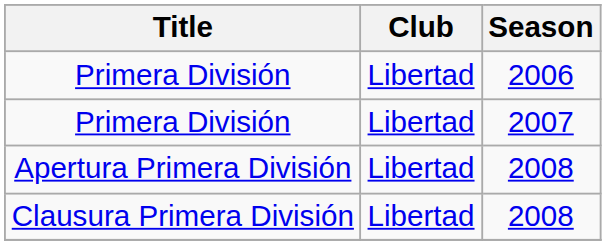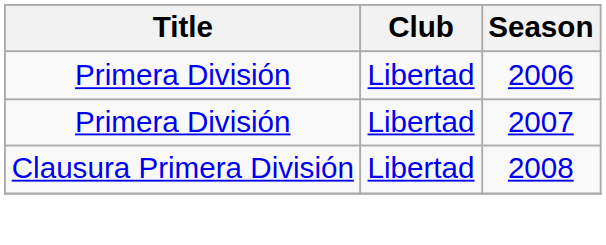- row: (183, 168)
